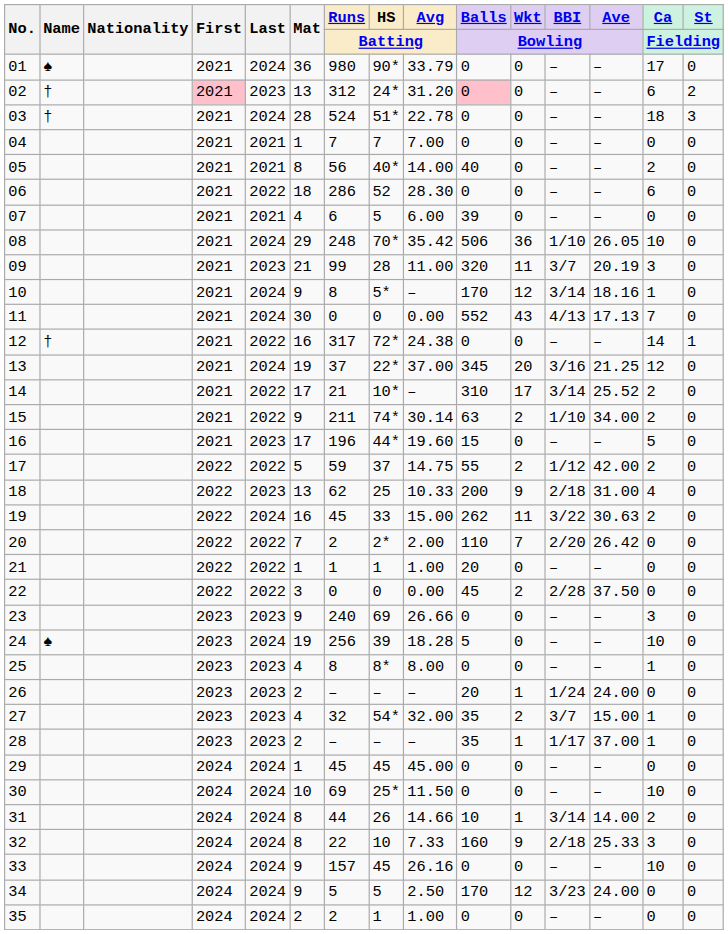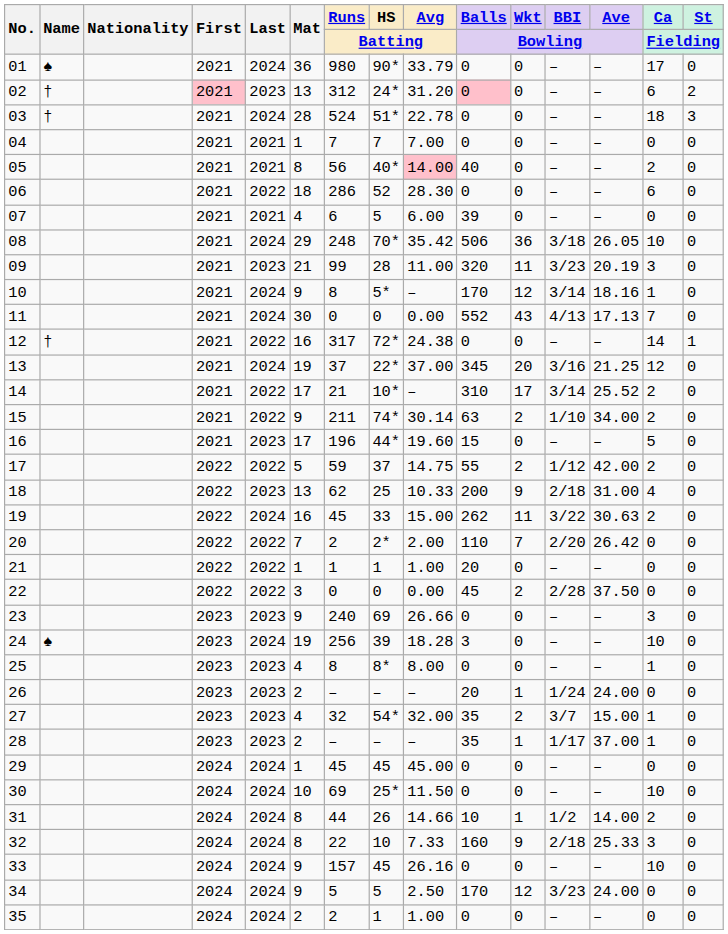(430, 167) no background -> (430, 167) pink background
(567, 242) 1/10 -> (567, 242) 3/18
(563, 267) 3/7 -> (567, 267) 3/23
(465, 642) 5 -> (465, 642) 3
(567, 817) 3/14 -> (563, 817) 1/2
